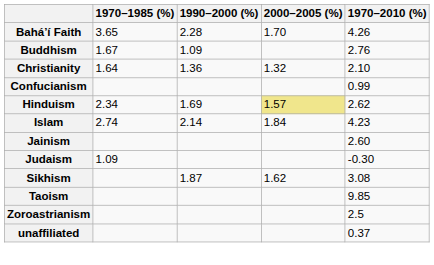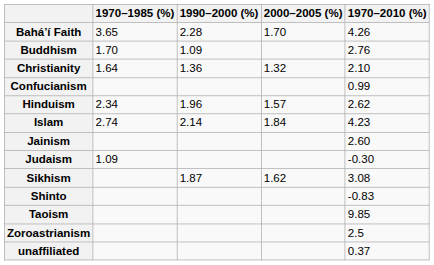(107, 50) 1.67 -> (107, 50) 1.70
(191, 104) 1.69 -> (191, 104) 1.96
(275, 104) khaki background -> (275, 104) no background
+ row: (49, 196)
